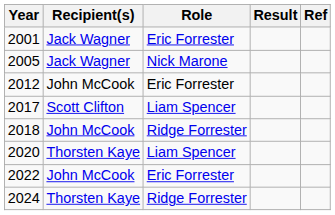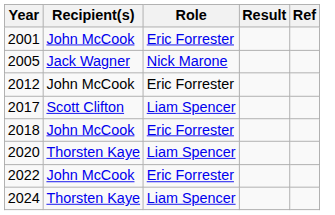(88, 38) Jack Wagner -> (90, 38) John McCook
(197, 130) Ridge Forrester -> (190, 130) Eric Forrester
(197, 198) Ridge Forrester -> (191, 198) Liam Spencer
